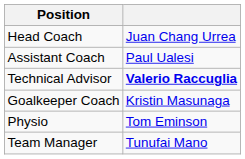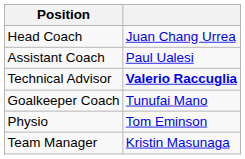(178, 100) Kristin Masunaga -> (167, 100) Tunufai Mano
(167, 143) Tunufai Mano -> (178, 143) Kristin Masunaga
